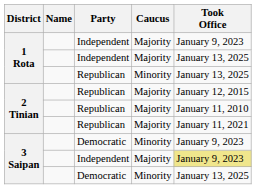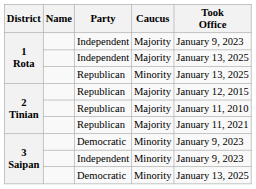(152, 158) Majority -> (153, 158) Minority
(210, 158) khaki background -> (210, 158) no background
